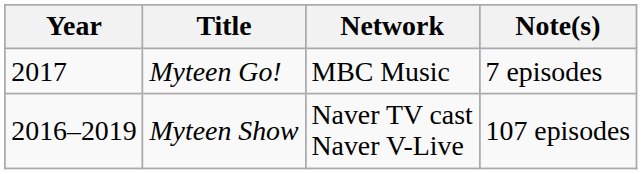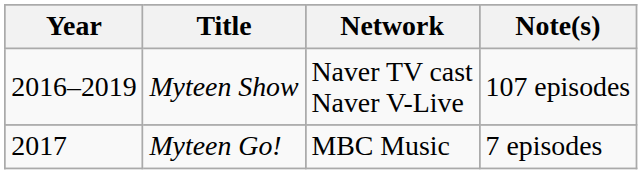rows swapped: (224, 130) <-> (215, 70)
